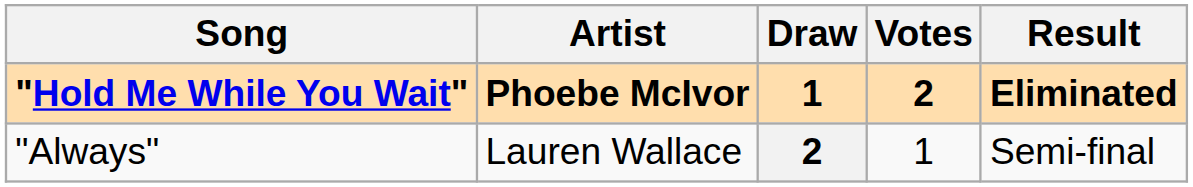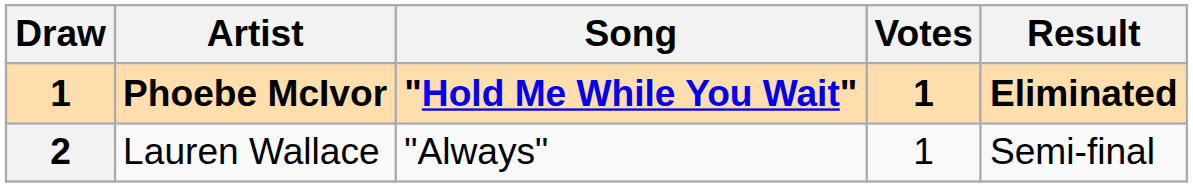columns swapped: (812, 33) <-> (242, 33)
(924, 92) 2 -> (924, 92) 1
